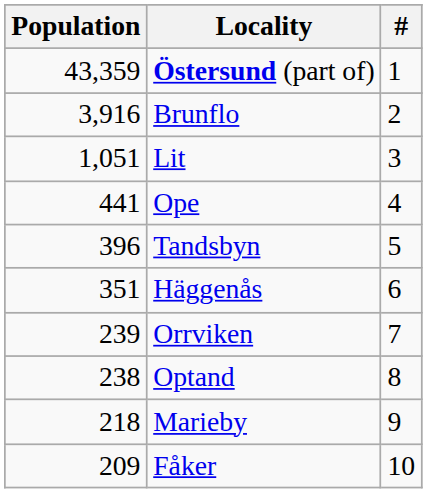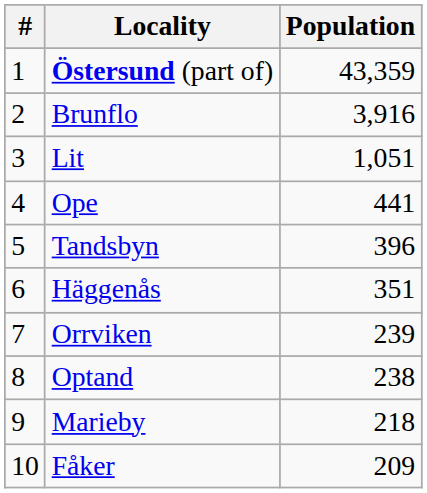columns swapped: (401, 26) <-> (76, 26)
